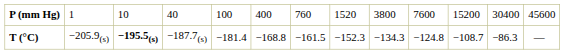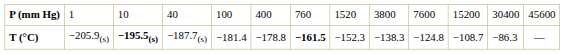(271, 37) −168.8 -> (271, 37) −178.8
(310, 37) normal -> (310, 37) bold
(389, 37) −134.3 -> (389, 37) −138.3
